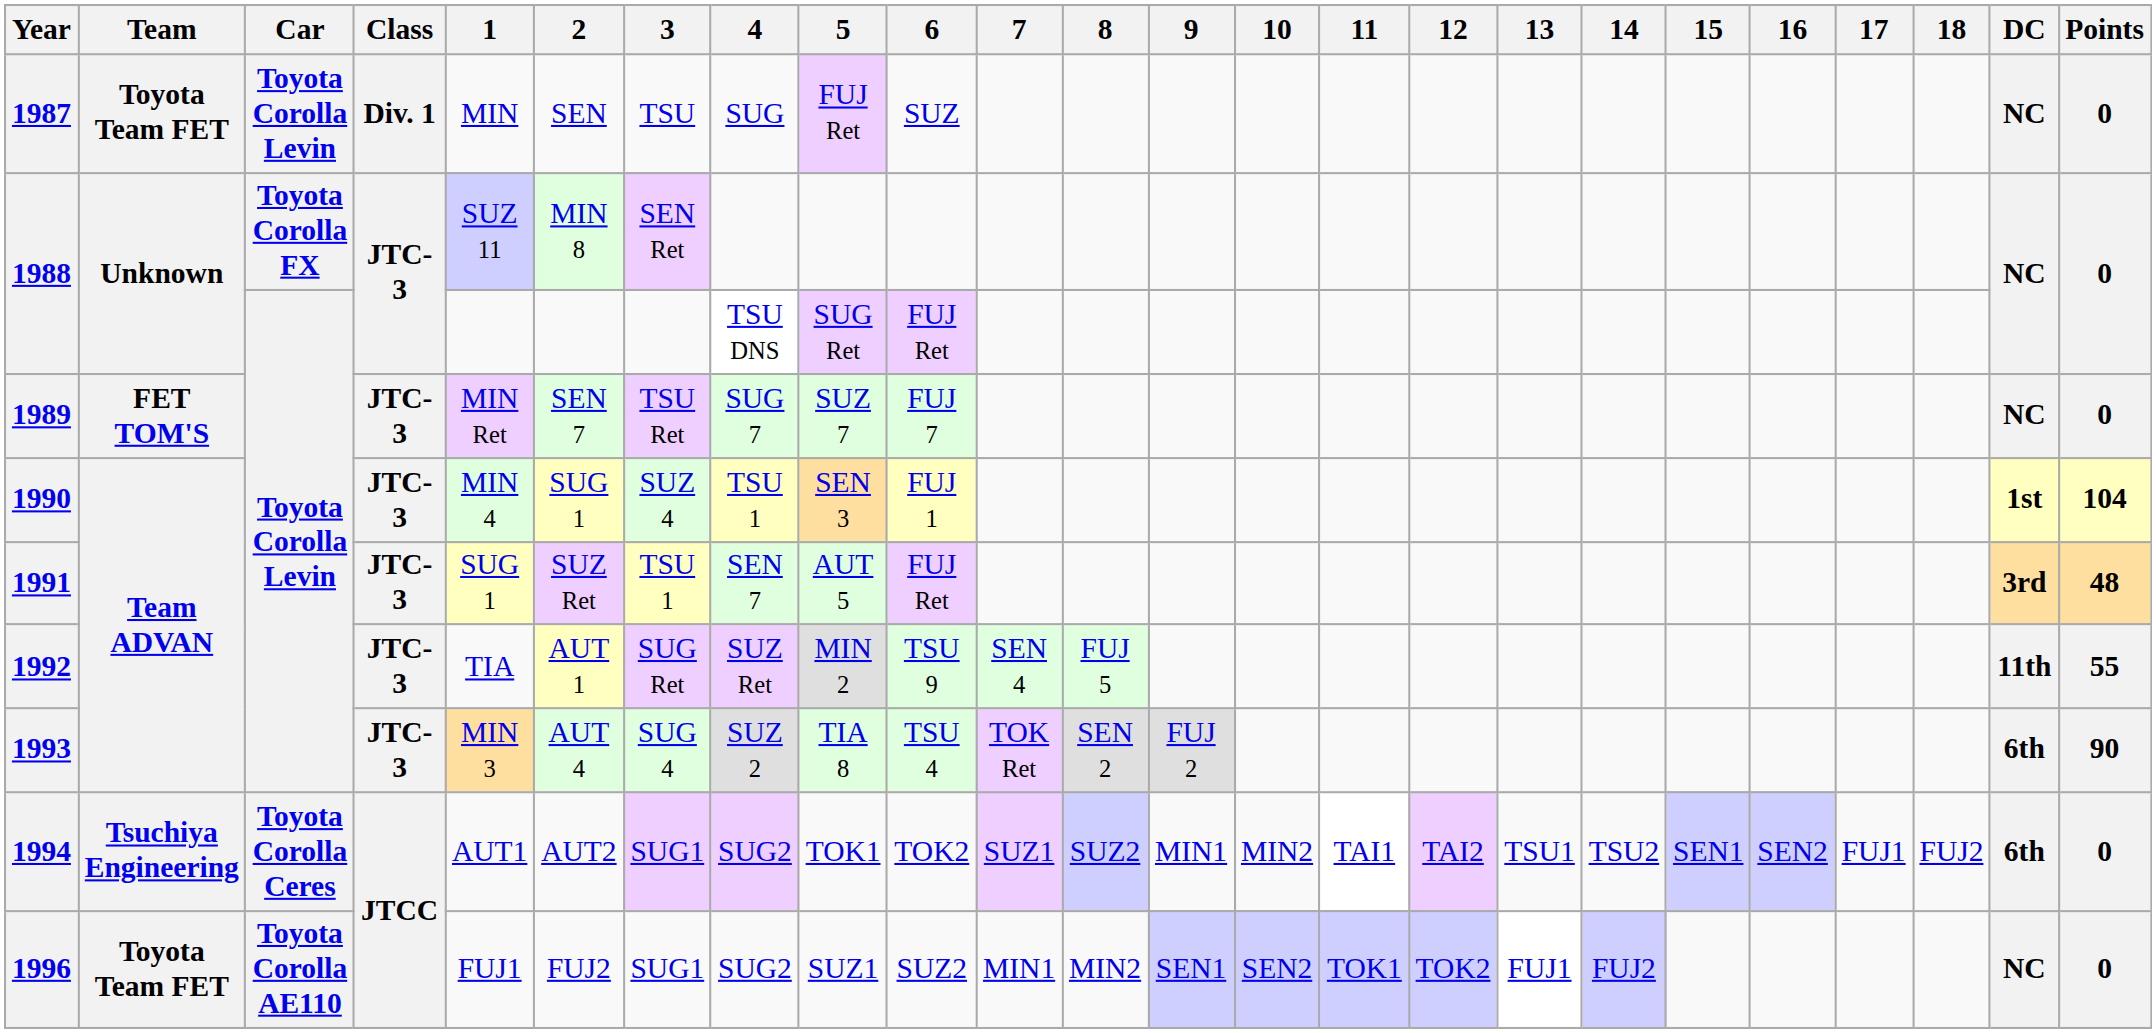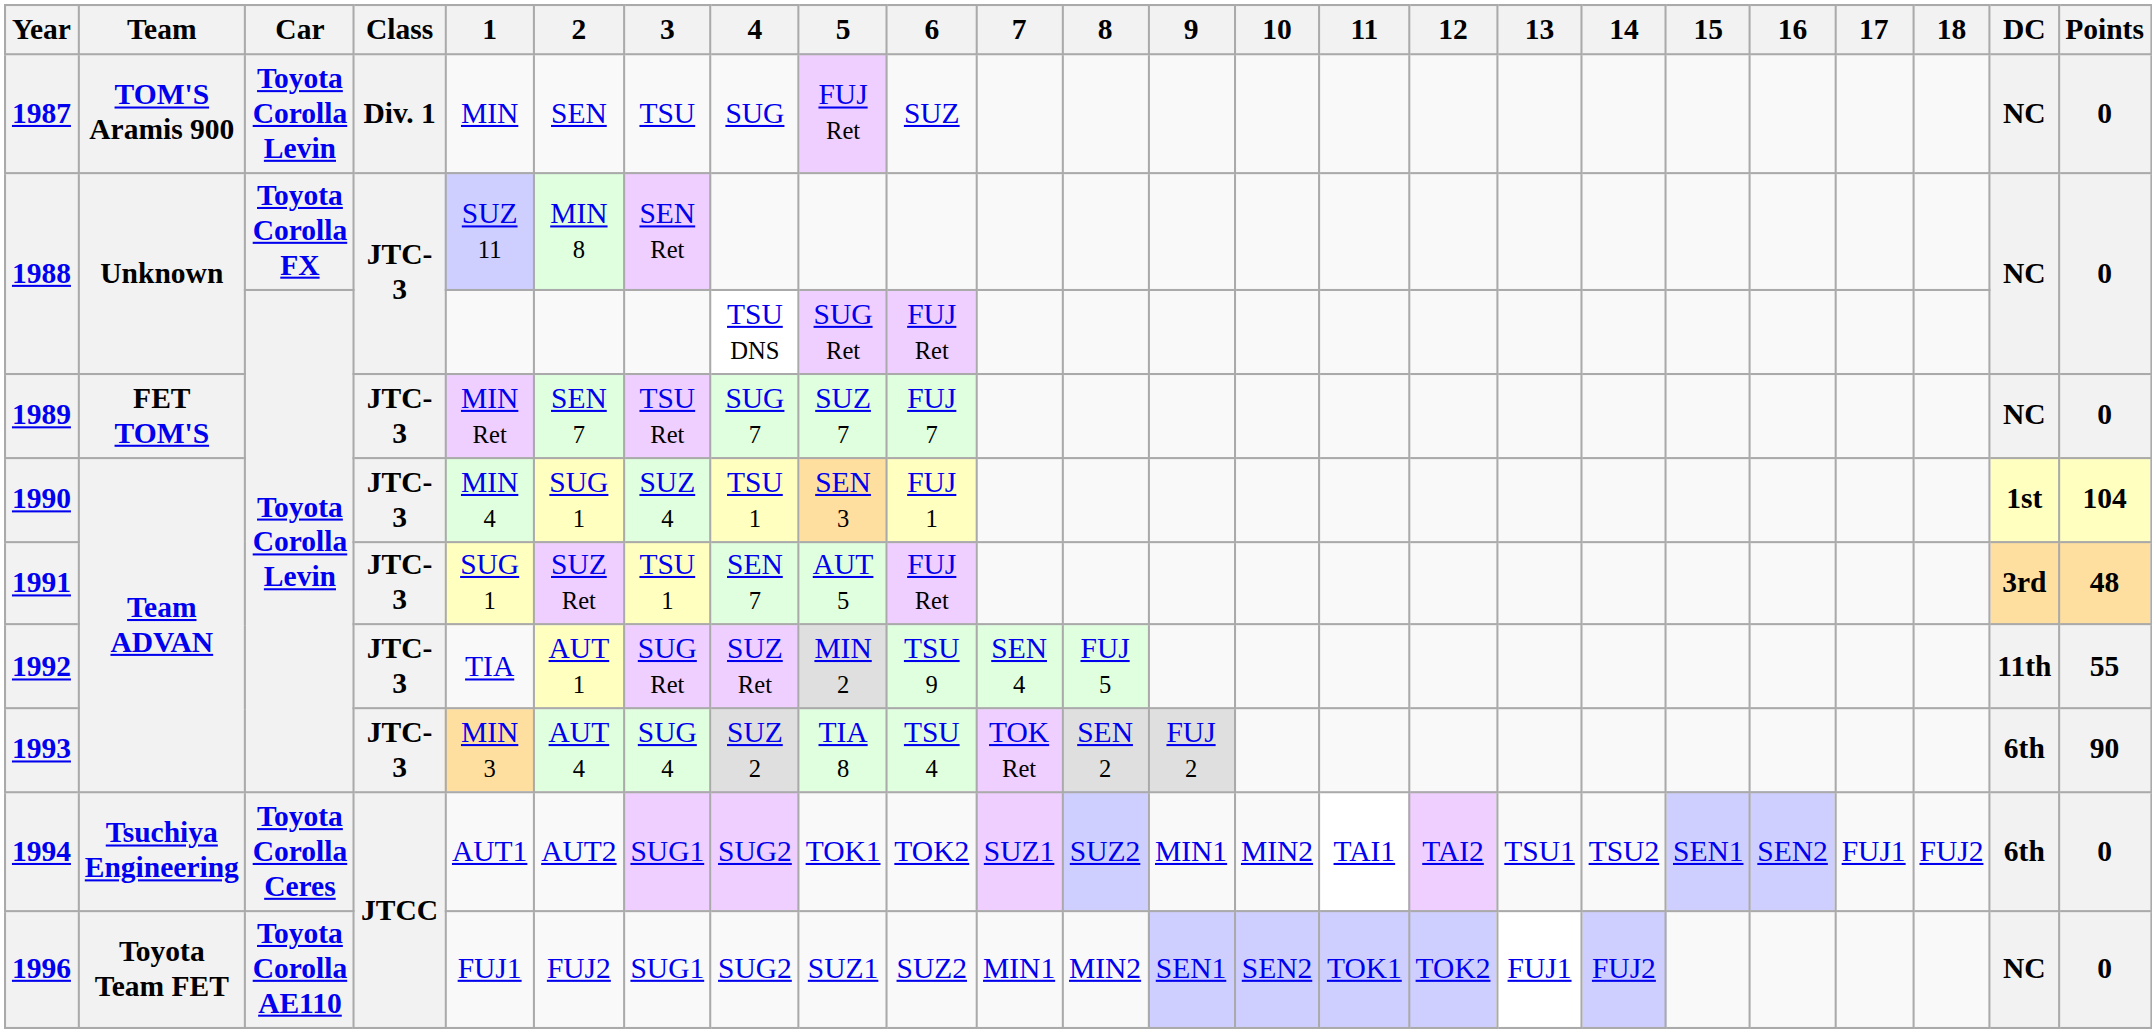(162, 112) Toyota Team FET -> (162, 112) TOM'S Aramis 900
